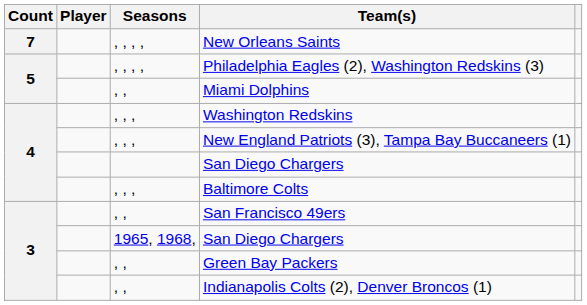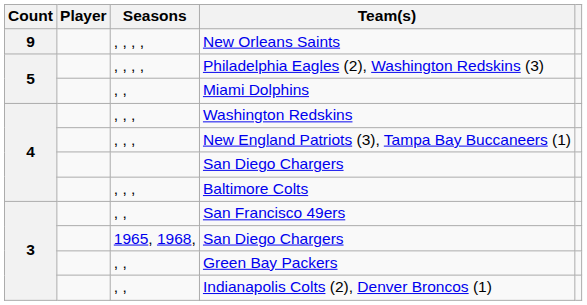(30, 41) 7 -> (30, 41) 9
